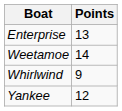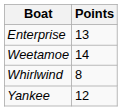(78, 75) 9 -> (78, 75) 8
